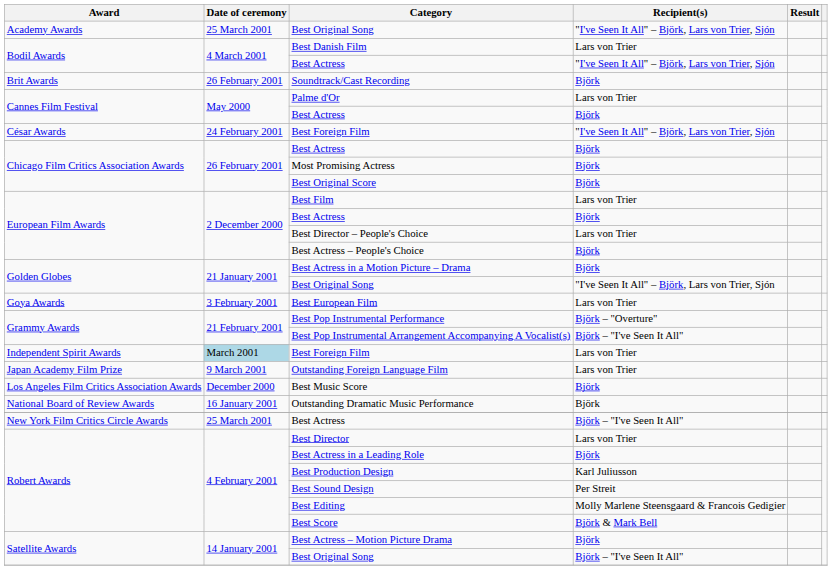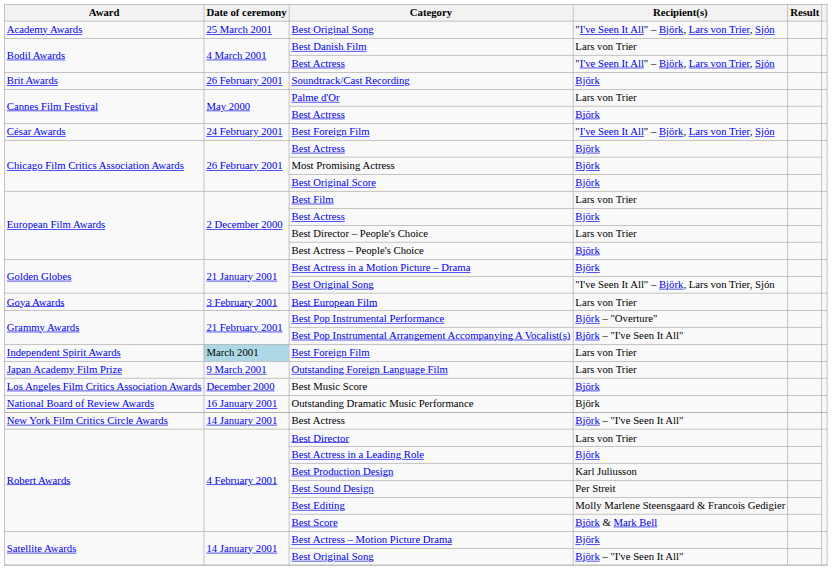(239, 421) 25 March 2001 -> (242, 421) 14 January 2001
